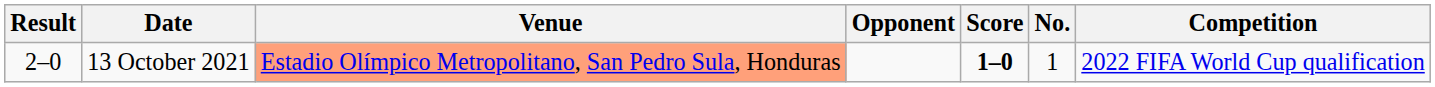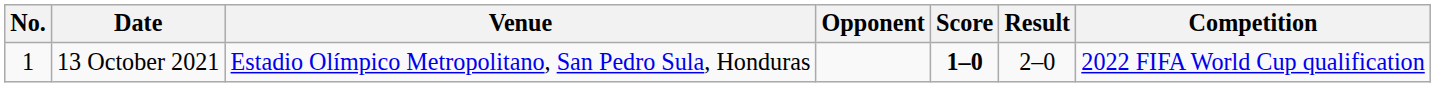columns swapped: (1052, 23) <-> (43, 23)
(551, 61) lightsalmon background -> (520, 61) no background
